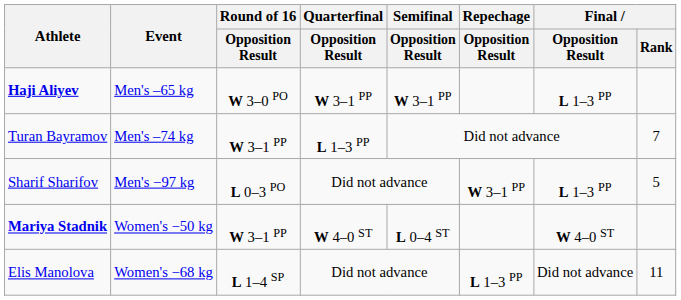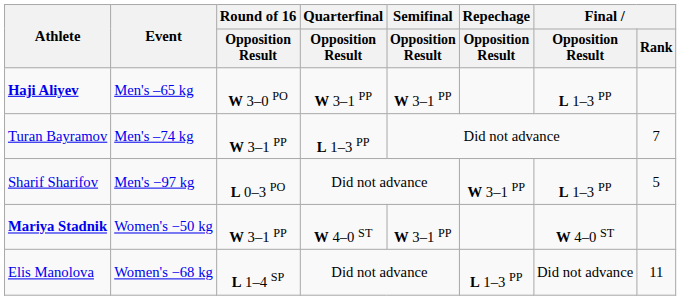(423, 236) L 0–4 ST -> (423, 236) W 3–1 PP
